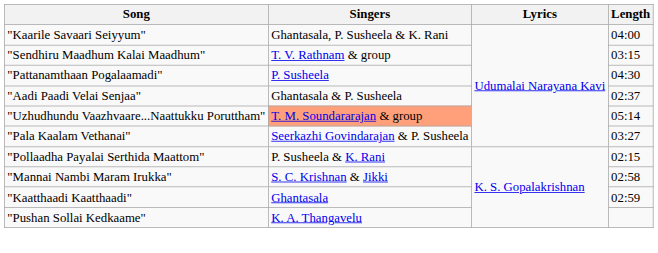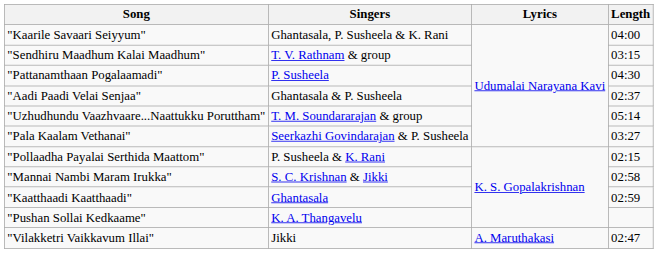(347, 116) lightsalmon background -> (347, 116) no background
+ row: (81, 237)
